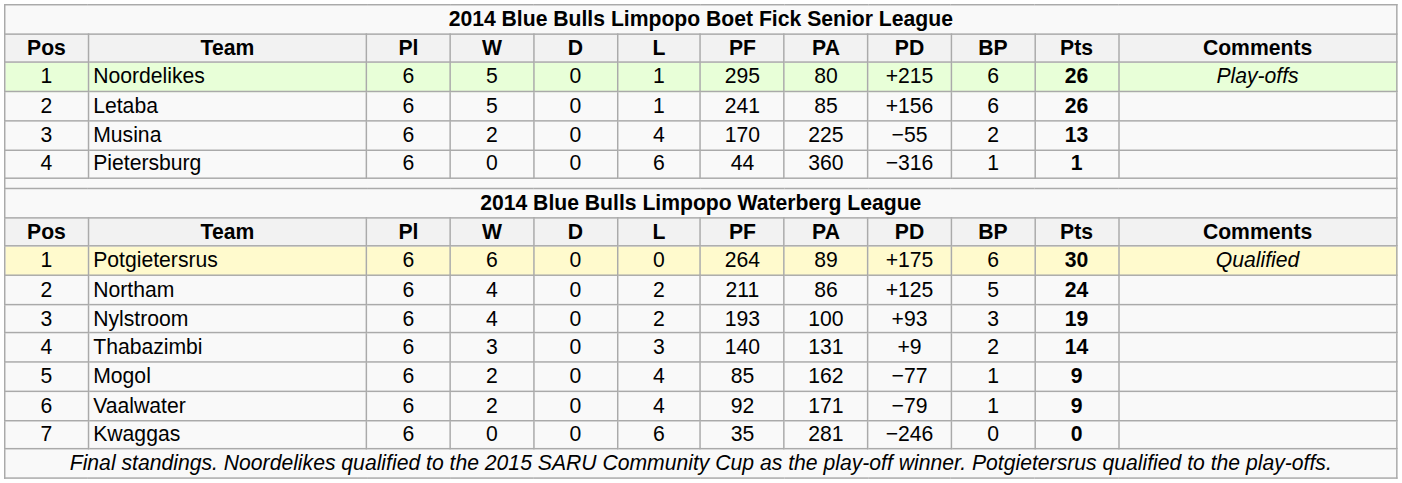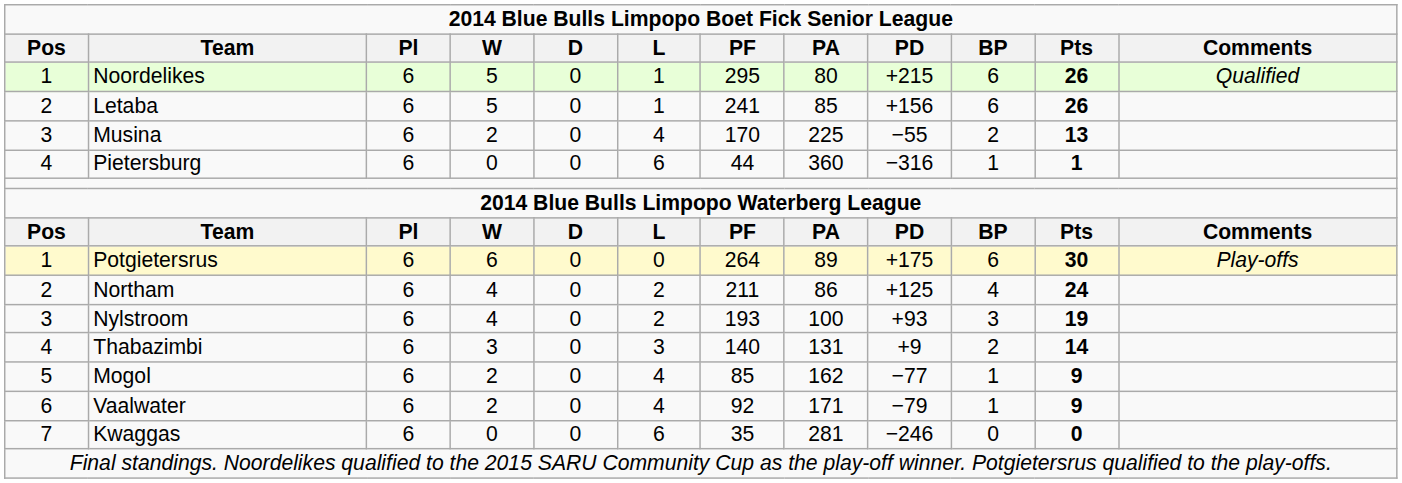(1258, 77) Play-offs -> (1258, 77) Qualified
(1258, 261) Qualified -> (1258, 261) Play-offs
(993, 290) 5 -> (993, 290) 4
